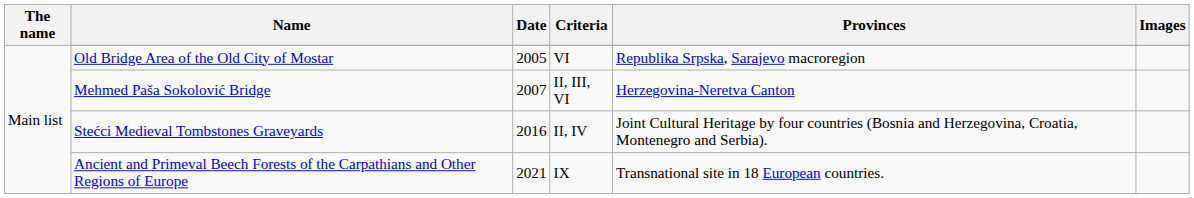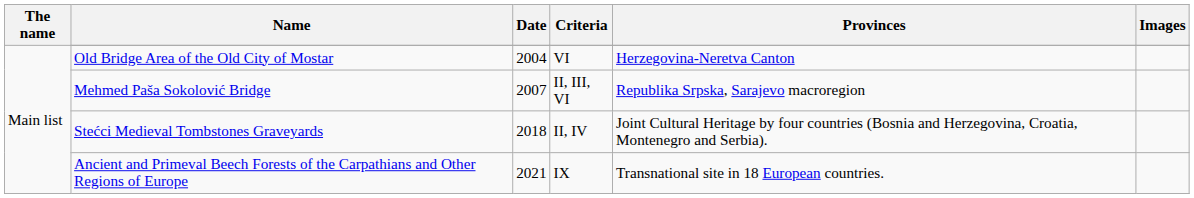(531, 57) 2005 -> (531, 57) 2004
(741, 57) Republika Srpska, Sarajevo macroregion -> (705, 57) Herzegovina-Neretva Canton
(705, 90) Herzegovina-Neretva Canton -> (741, 90) Republika Srpska, Sarajevo macroregion
(531, 131) 2016 -> (531, 131) 2018
